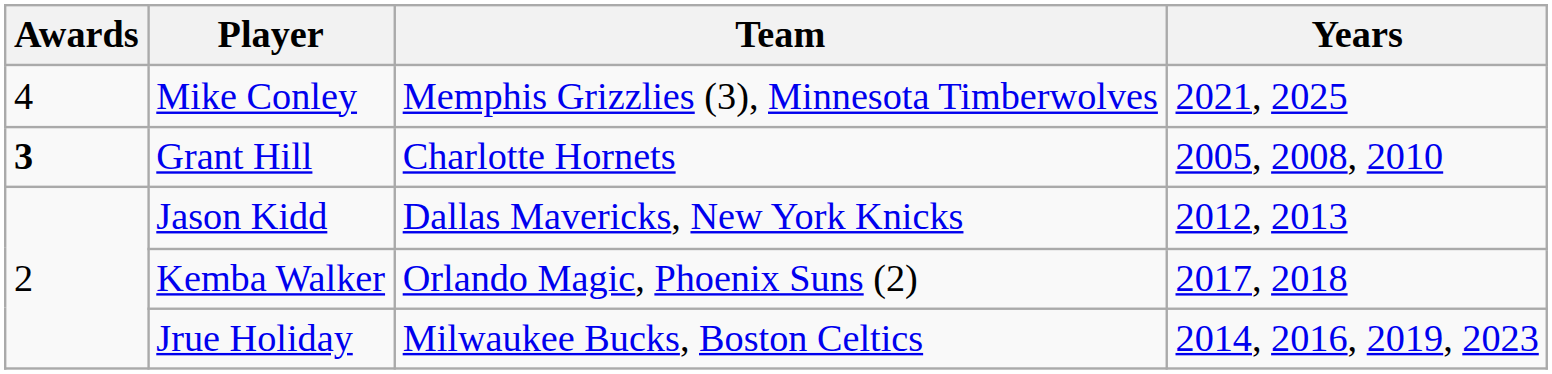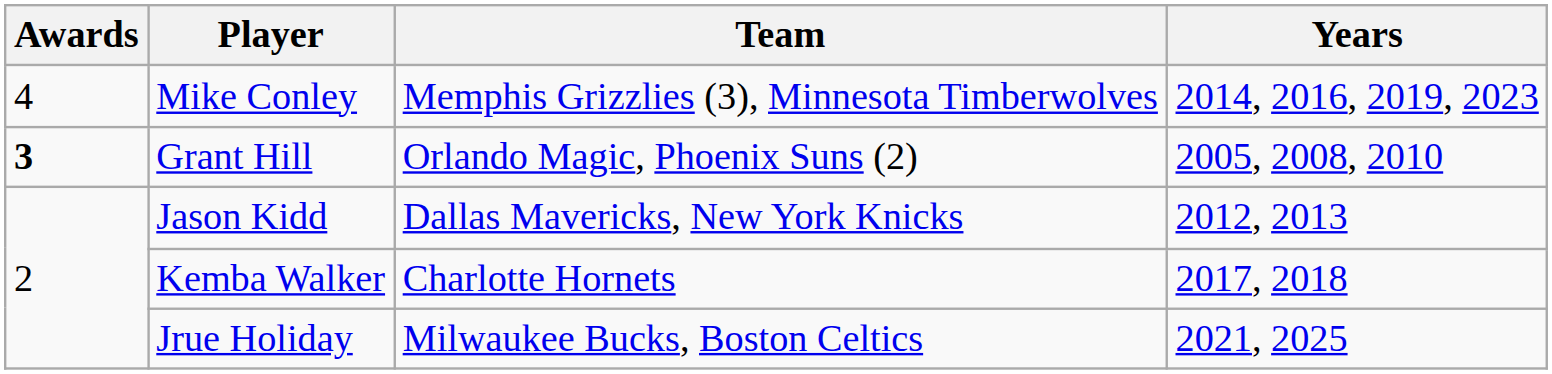(1262, 95) 2021, 2025 -> (1357, 95) 2014, 2016, 2019, 2023
(539, 156) Charlotte Hornets -> (660, 156) Orlando Magic, Phoenix Suns (2)
(660, 277) Orlando Magic, Phoenix Suns (2) -> (539, 277) Charlotte Hornets
(1357, 338) 2014, 2016, 2019, 2023 -> (1262, 338) 2021, 2025
